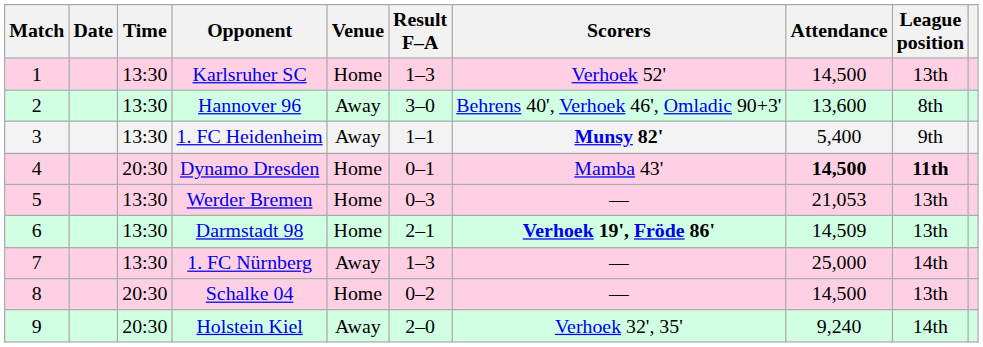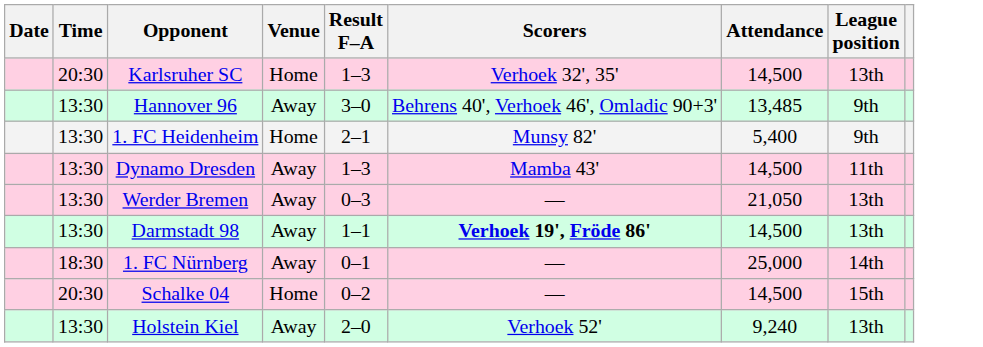- column: (37, 31)
(145, 74) 13:30 -> (81, 74) 20:30
(619, 74) Verhoek 52' -> (555, 74) Verhoek 32', 35'
(839, 105) 13,600 -> (775, 105) 13,485
(930, 105) 8th -> (866, 105) 9th
(358, 136) Away -> (294, 136) Home
(420, 136) 1–1 -> (356, 136) 2–1
(619, 136) bold -> (555, 136) normal
(145, 168) 20:30 -> (81, 168) 13:30
(358, 168) Home -> (294, 168) Away
(420, 168) 0–1 -> (356, 168) 1–3
(839, 168) bold -> (775, 168) normal
(930, 168) bold -> (866, 168) normal
(358, 199) Home -> (294, 199) Away
(839, 199) 21,053 -> (775, 199) 21,050
(358, 231) Home -> (294, 231) Away
(420, 231) 2–1 -> (356, 231) 1–1
(839, 231) 14,509 -> (775, 231) 14,500
(145, 262) 13:30 -> (81, 262) 18:30
(420, 262) 1–3 -> (356, 262) 0–1
(930, 294) 13th -> (866, 294) 15th
(145, 325) 20:30 -> (81, 325) 13:30
(619, 325) Verhoek 32', 35' -> (555, 325) Verhoek 52'
(930, 325) 14th -> (866, 325) 13th
